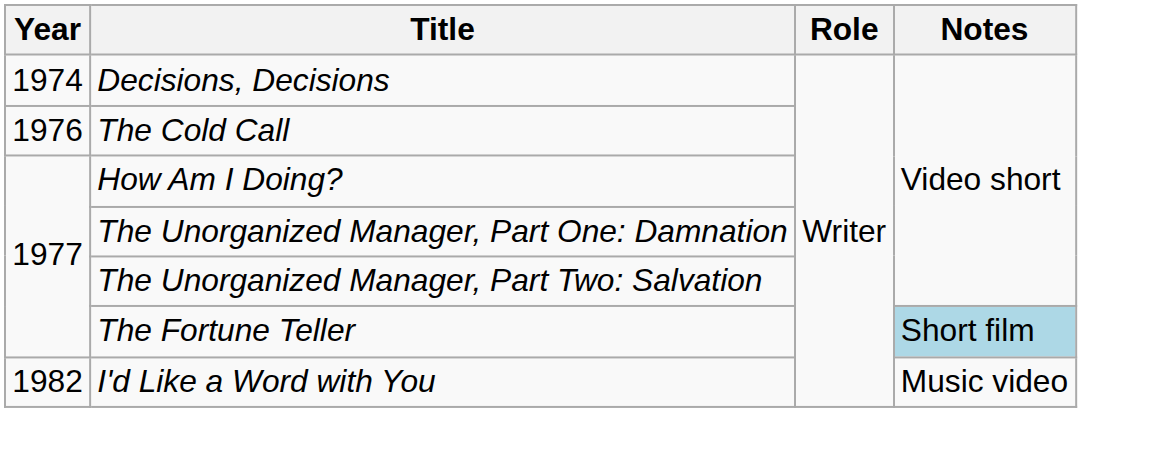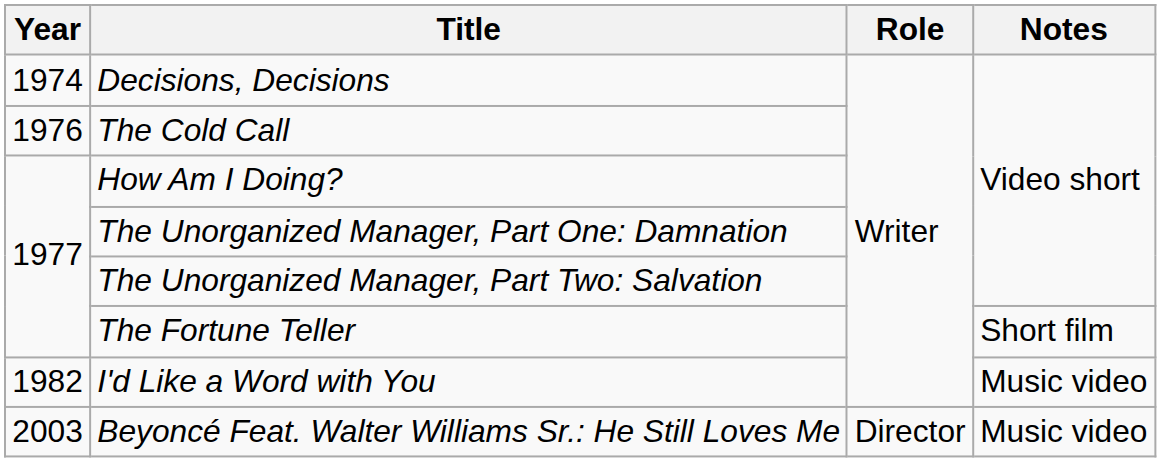(968, 331) lightblue background -> (1047, 331) no background
+ row: (469, 431)
